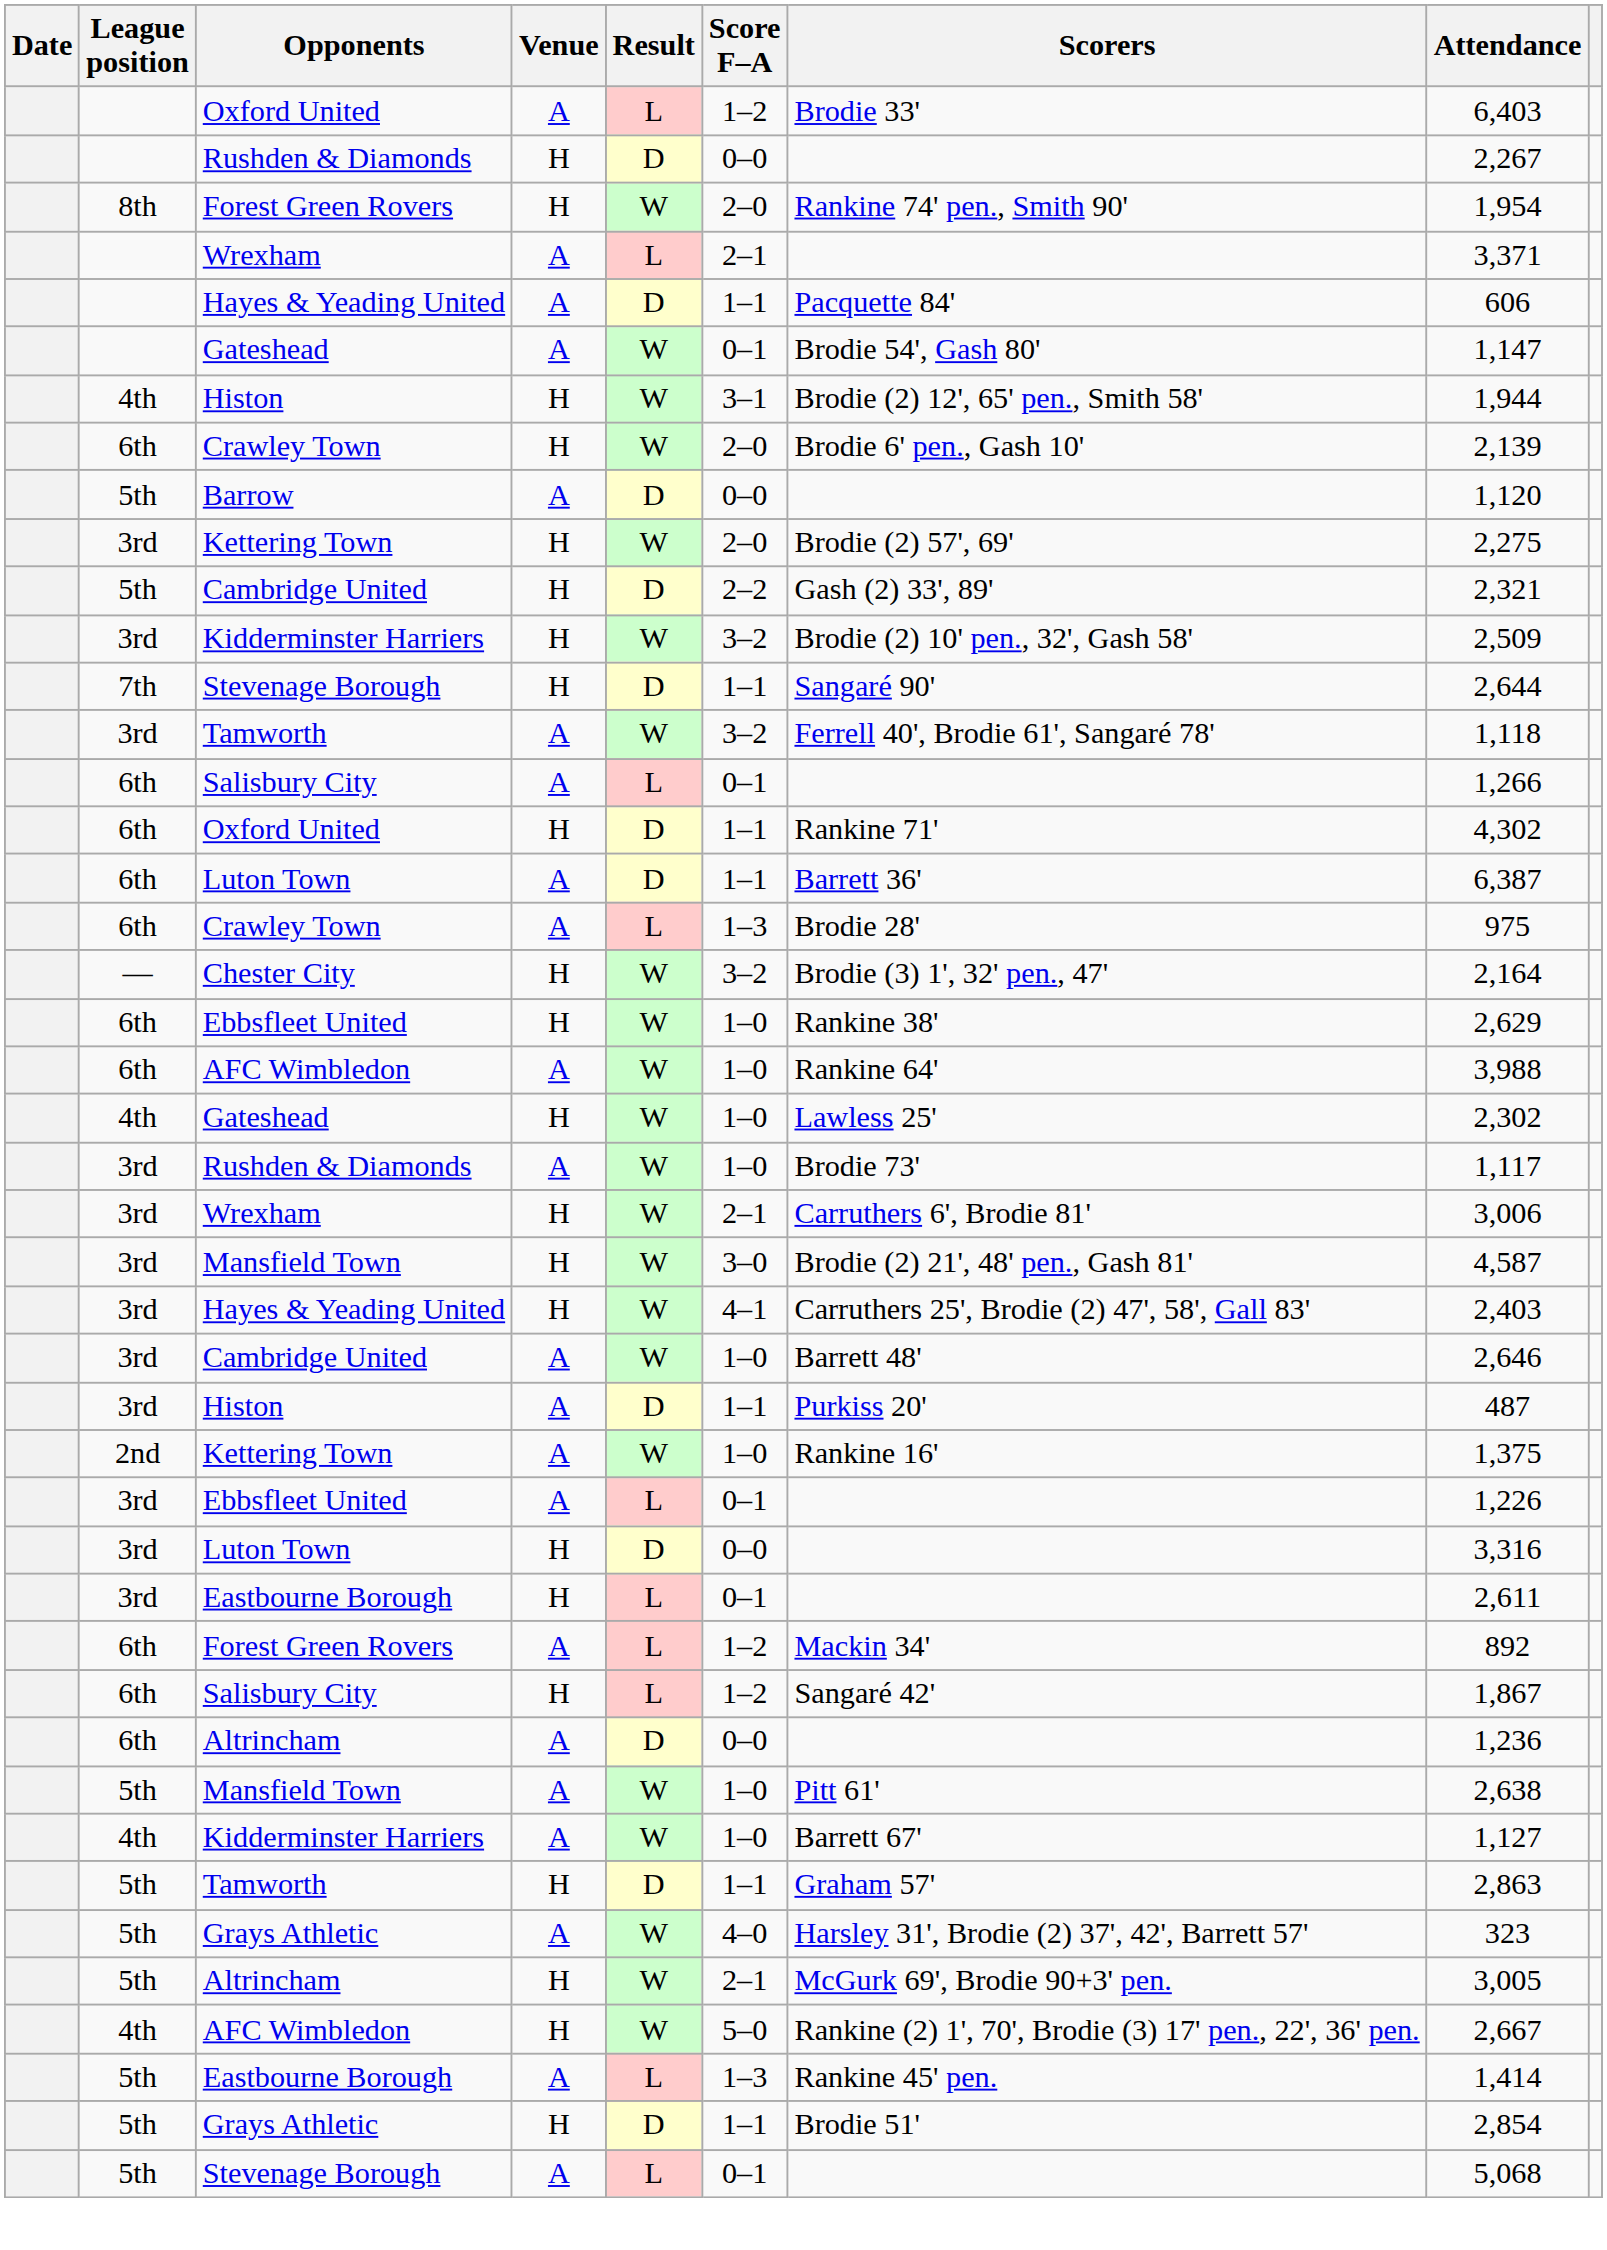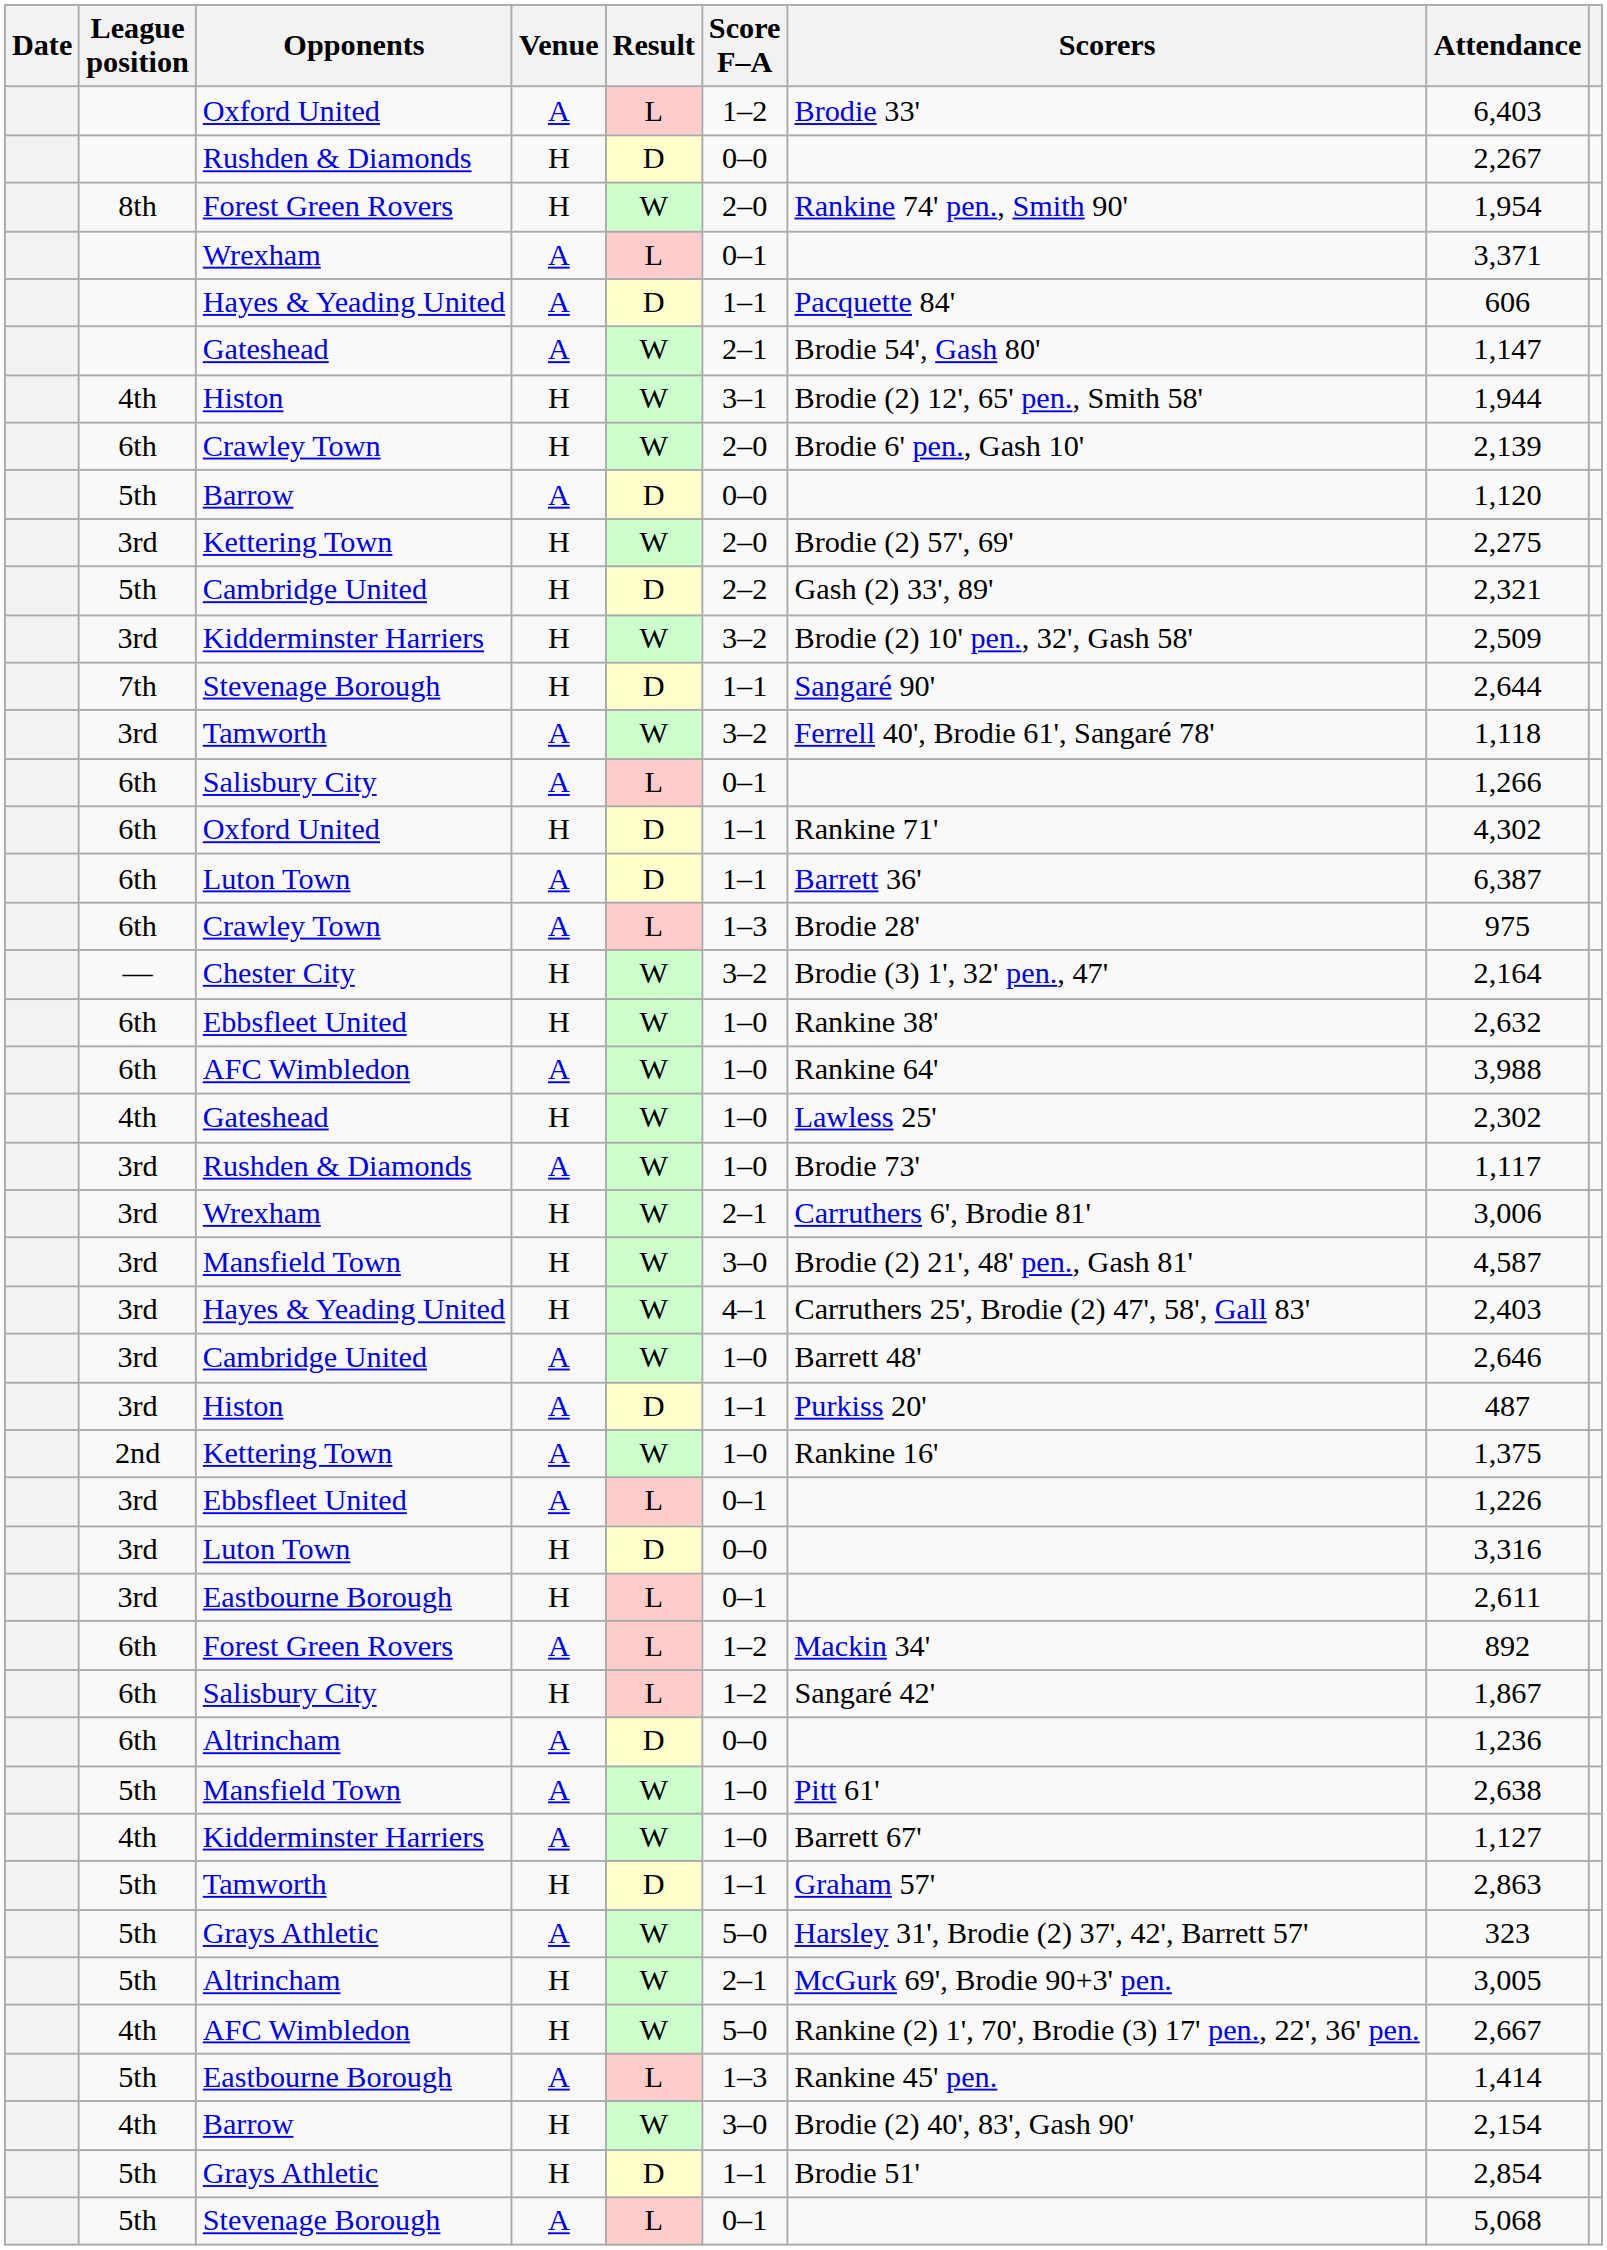(745, 254) 2–1 -> (745, 254) 0–1
(745, 350) 0–1 -> (745, 350) 2–1
(1508, 1021) 2,629 -> (1508, 1021) 2,632
(745, 1932) 4–0 -> (745, 1932) 5–0
+ row: (248, 2124)
